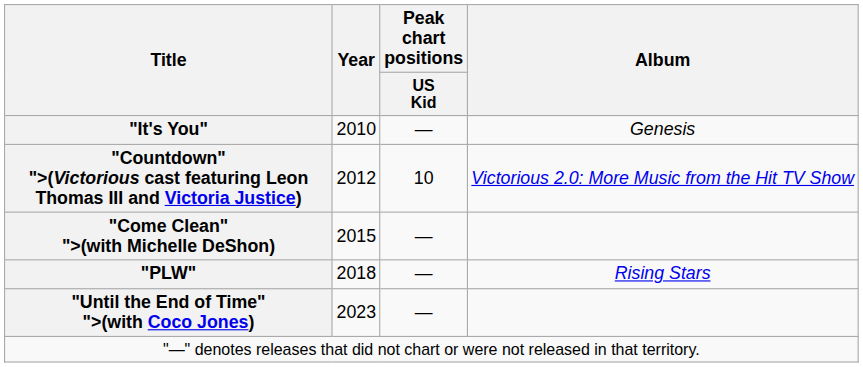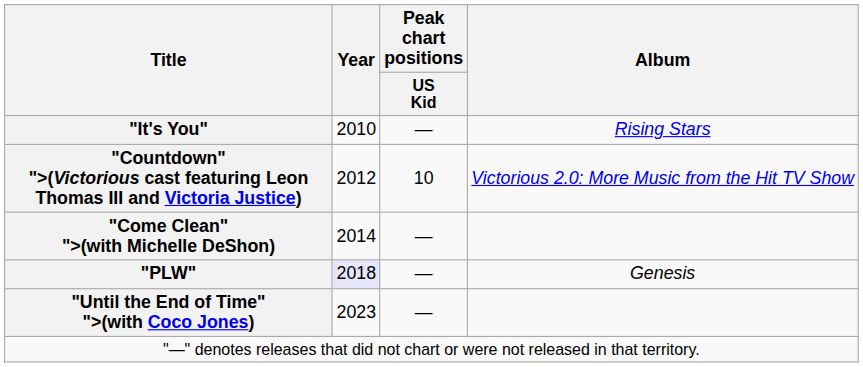(663, 129) Genesis -> (663, 129) Rising Stars
(356, 236) 2015 -> (356, 236) 2014
(356, 274) no background -> (356, 274) lavender background
(663, 274) Rising Stars -> (663, 274) Genesis
